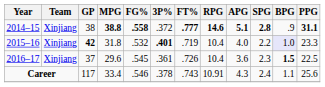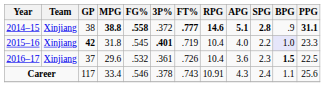(140, 43) .532 -> (140, 43) .545
(140, 59) .545 -> (140, 59) .532
